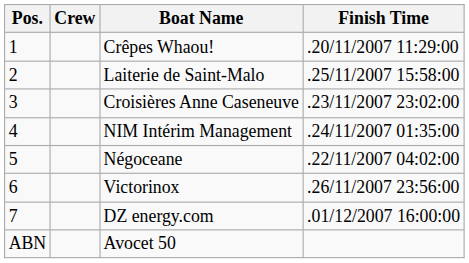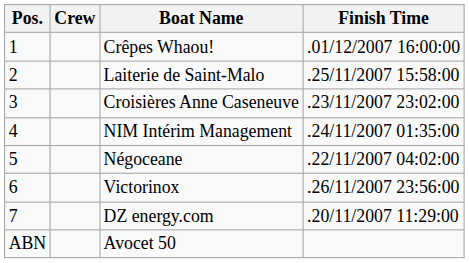(383, 46) .20/11/2007 11:29:00 -> (384, 46) .01/12/2007 16:00:00
(384, 215) .01/12/2007 16:00:00 -> (383, 215) .20/11/2007 11:29:00
